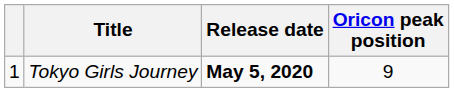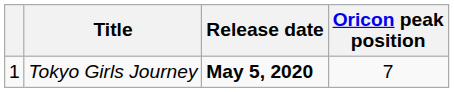(388, 71) 9 -> (388, 71) 7
